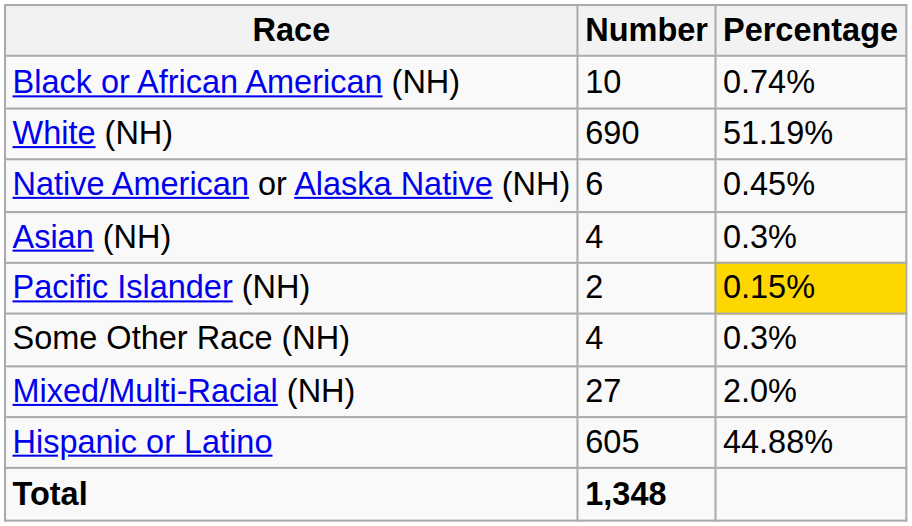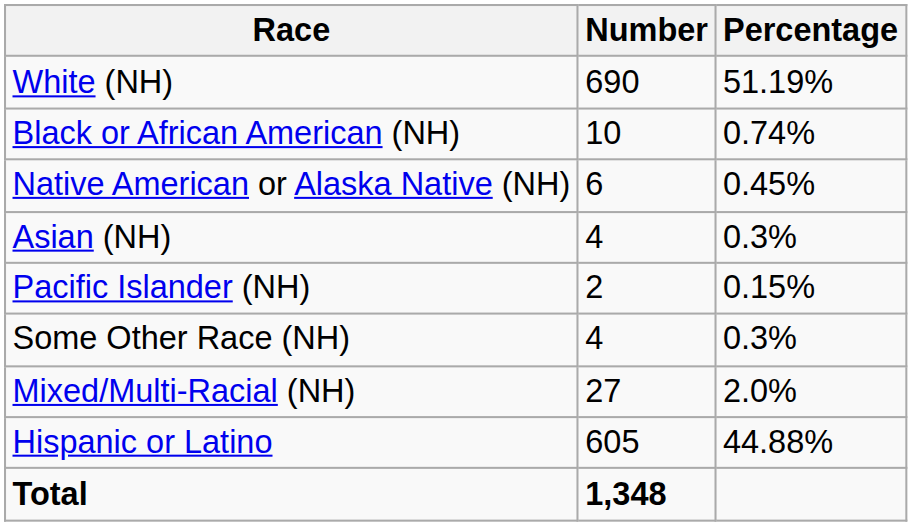rows swapped: (93, 133) <-> (236, 81)
(769, 287) gold background -> (769, 287) no background
